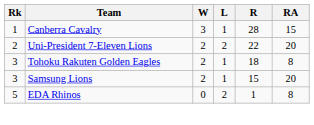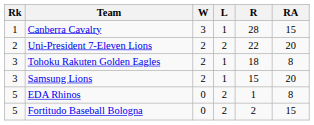+ row: (85, 111)
